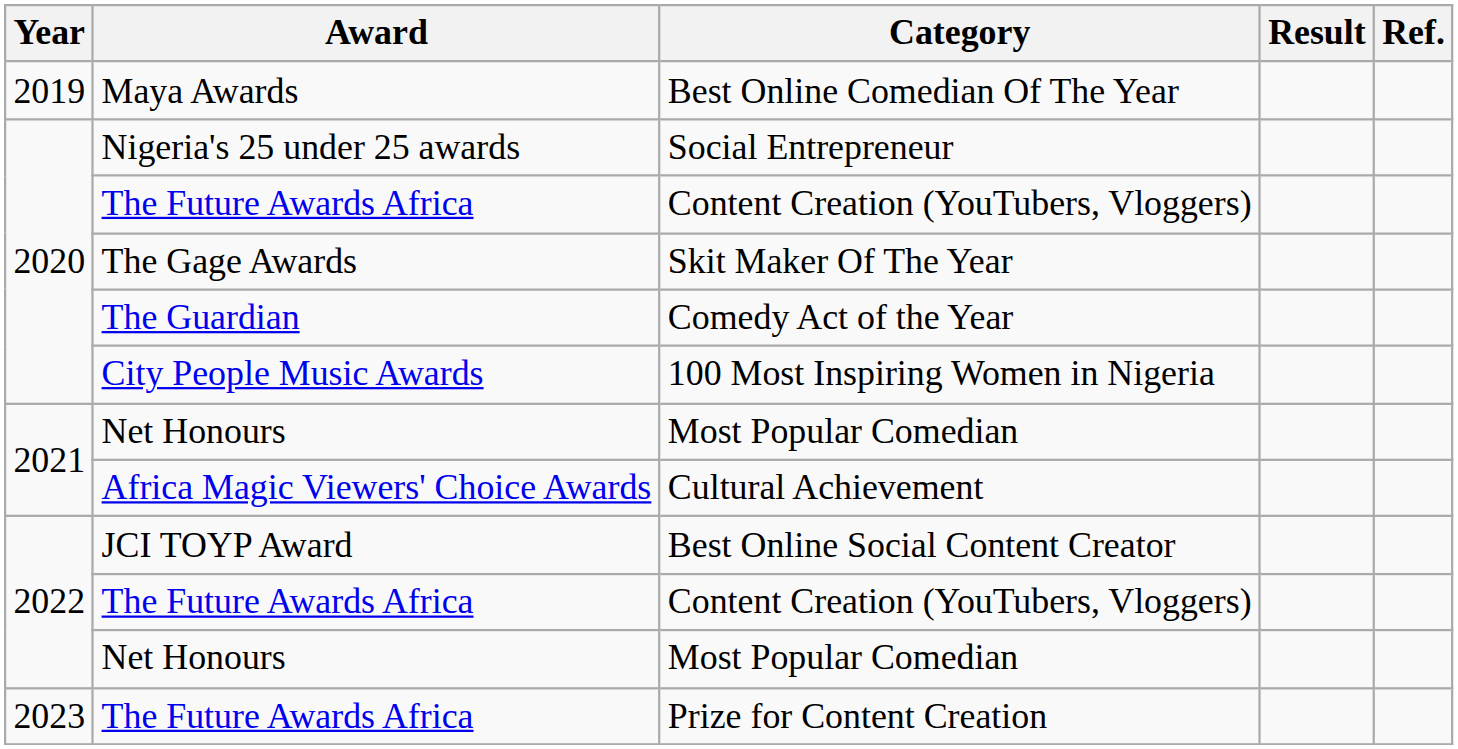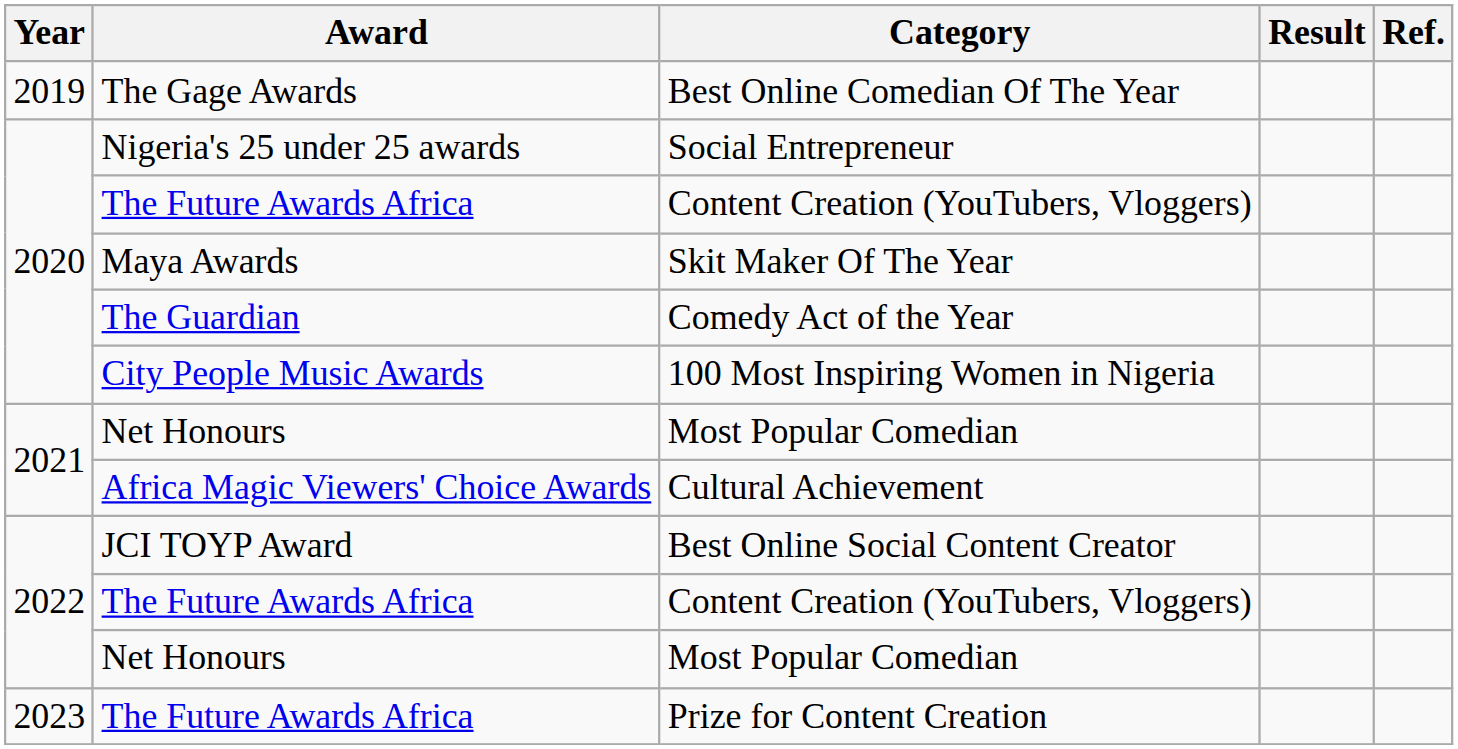(200, 89) Maya Awards -> (229, 89) The Gage Awards
(229, 260) The Gage Awards -> (200, 260) Maya Awards
